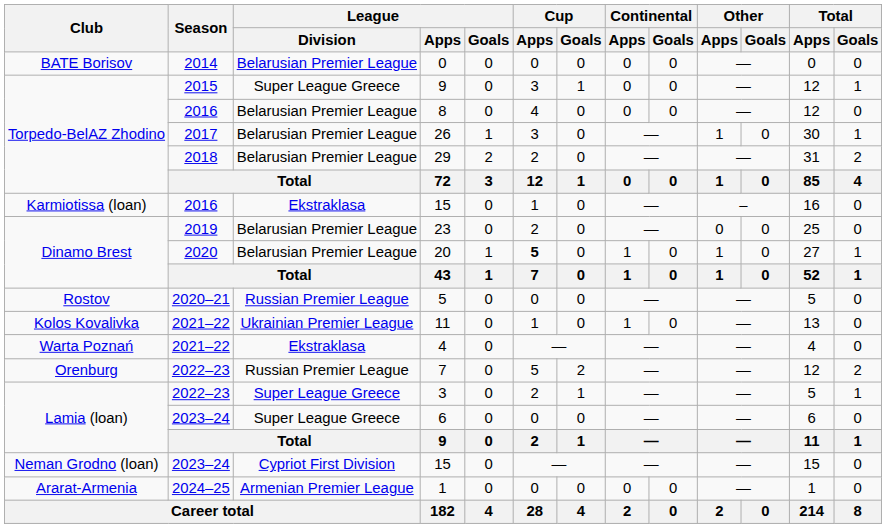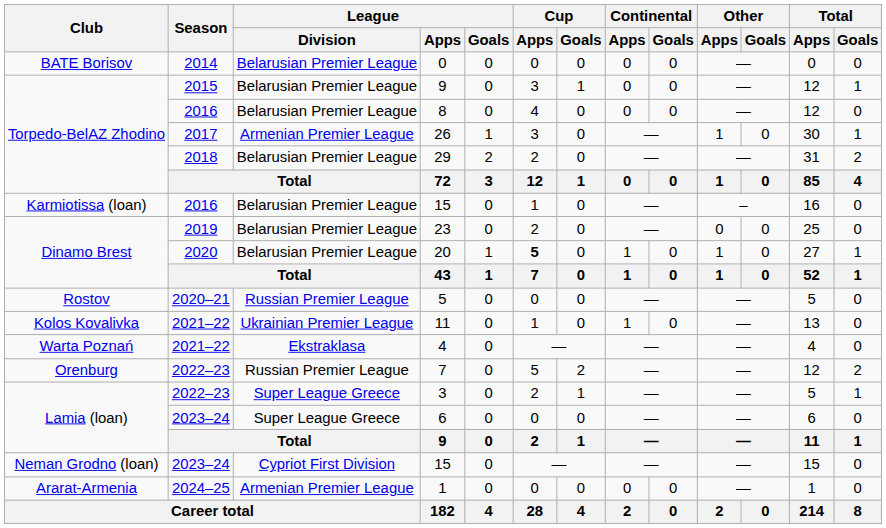(327, 87) Super League Greece -> (327, 87) Belarusian Premier League
(327, 134) Belarusian Premier League -> (327, 134) Armenian Premier League
(327, 205) Ekstraklasa -> (327, 205) Belarusian Premier League
